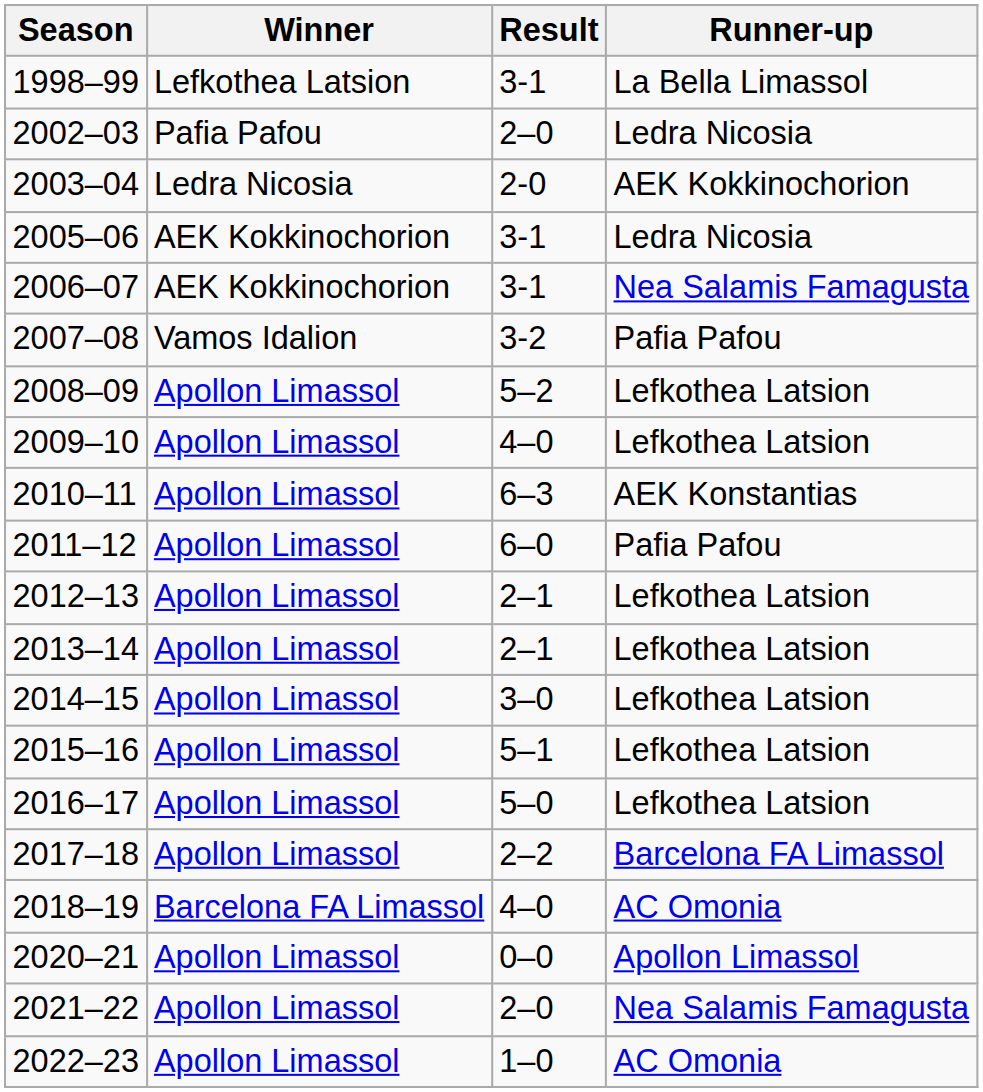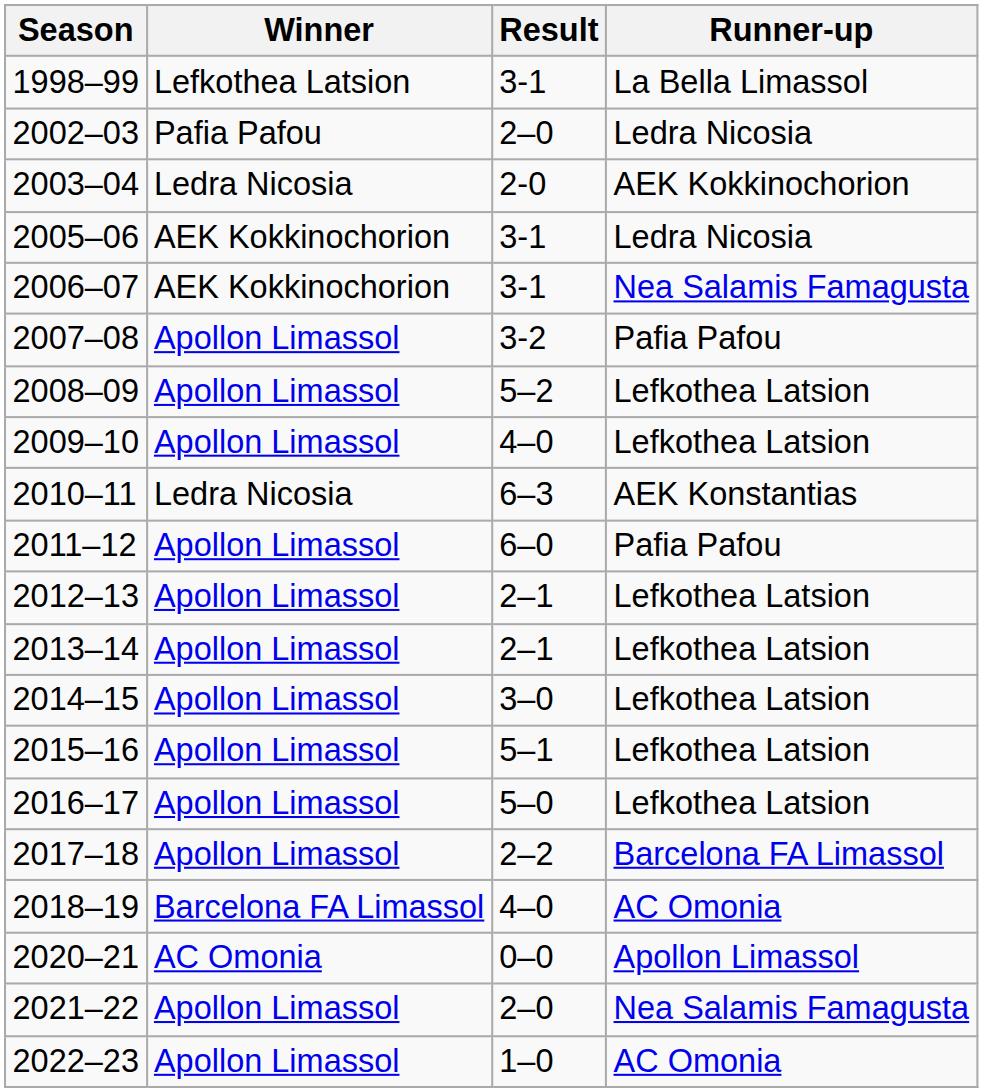(256, 339) Vamos Idalion -> (277, 339) Apollon Limassol
(277, 493) Apollon Limassol -> (253, 493) Ledra Nicosia
(277, 957) Apollon Limassol -> (238, 957) AC Omonia
